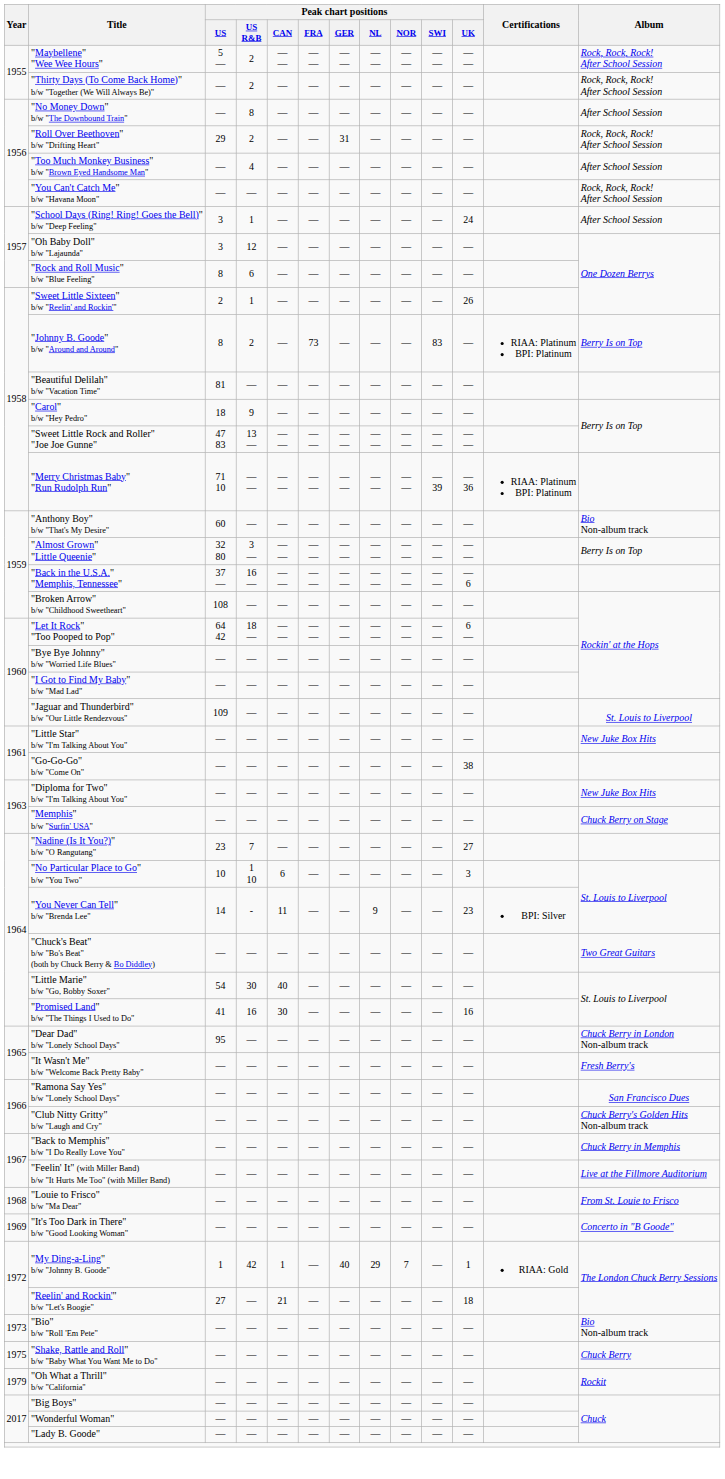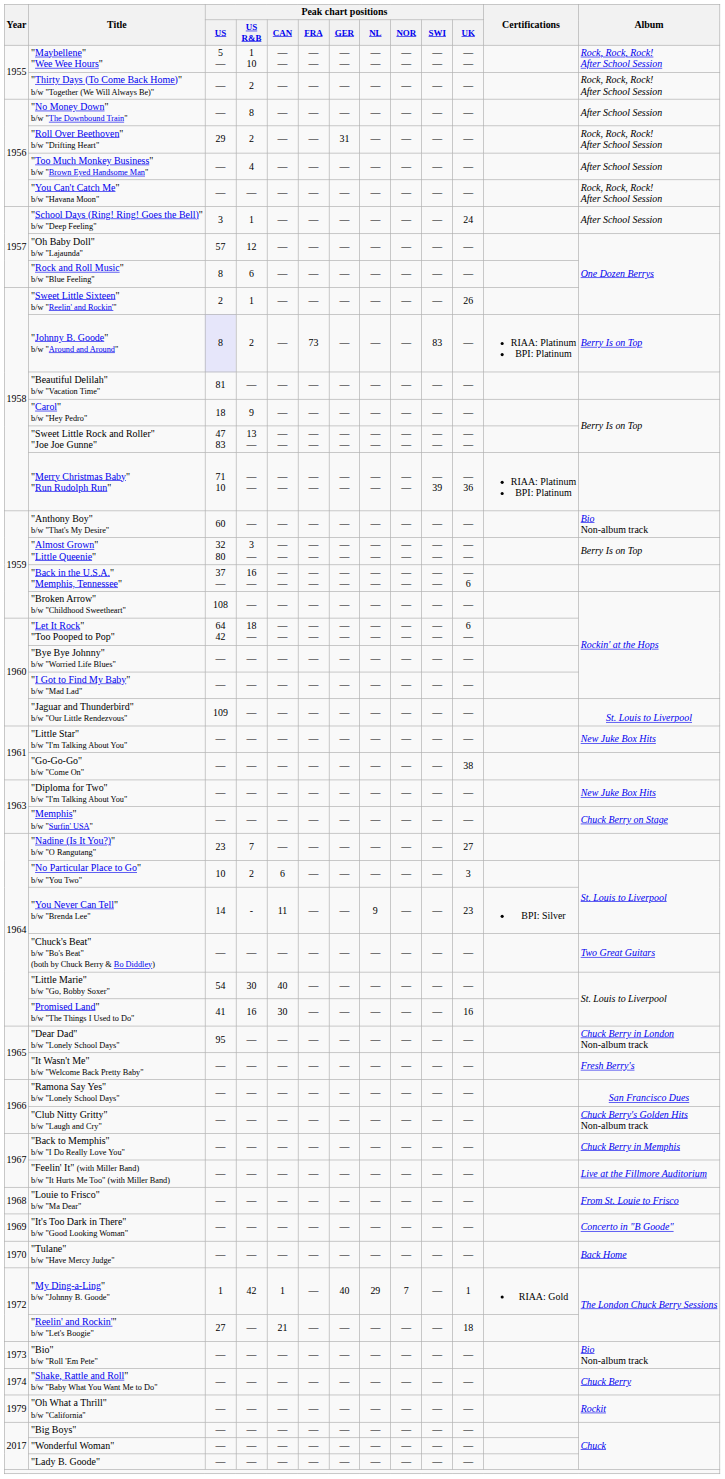(251, 58) 2 -> (251, 58) 1 10
(221, 247) 3 -> (221, 247) 57
(221, 343) no background -> (221, 343) lavender background
(251, 873) 1 10 -> (251, 873) 2
+ row: (73, 1254)
(17, 1355) 1975 -> (17, 1381) 1974
